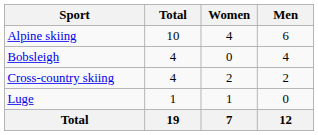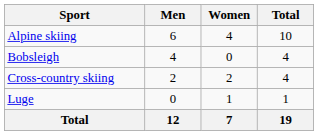columns swapped: (286, 15) <-> (173, 15)
